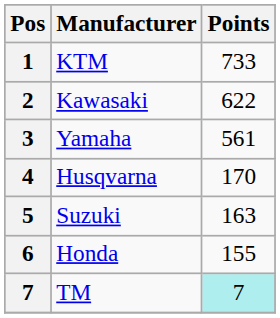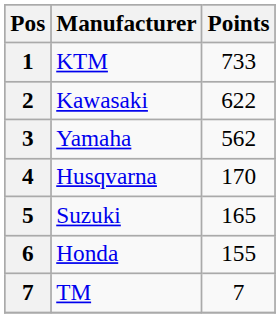(239, 138) 561 -> (239, 138) 562
(239, 215) 163 -> (239, 215) 165
(239, 291) paleturquoise background -> (239, 291) no background
